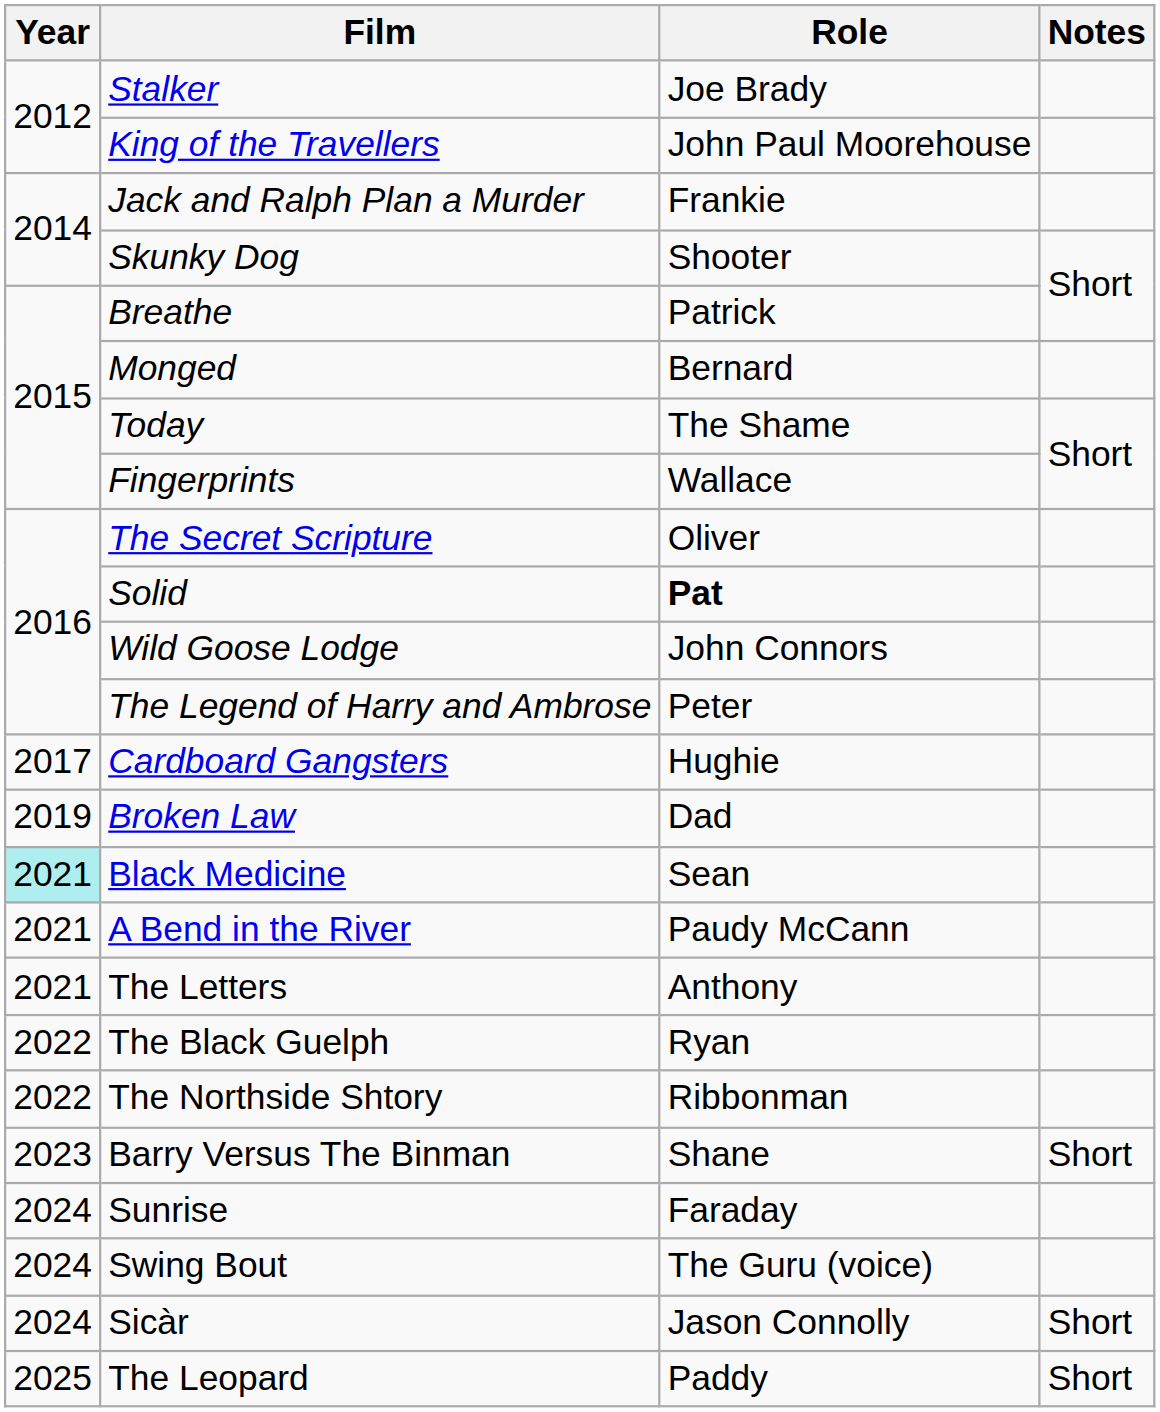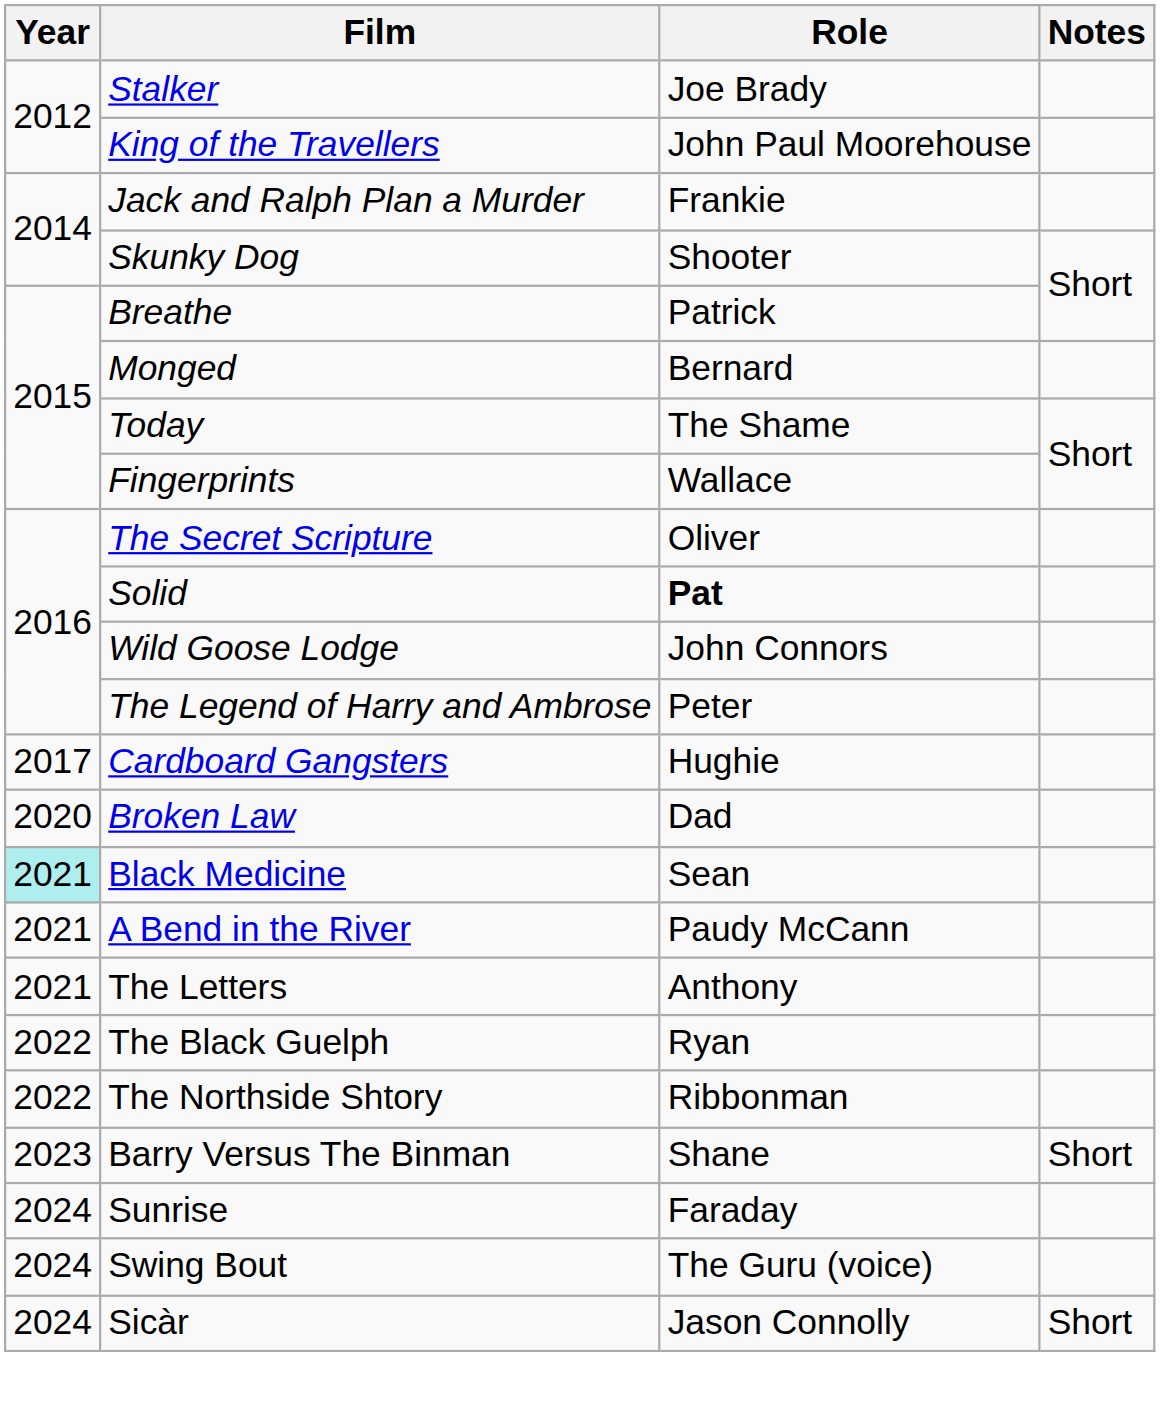(53, 817) 2019 -> (53, 817) 2020
- row: (208, 1378)
